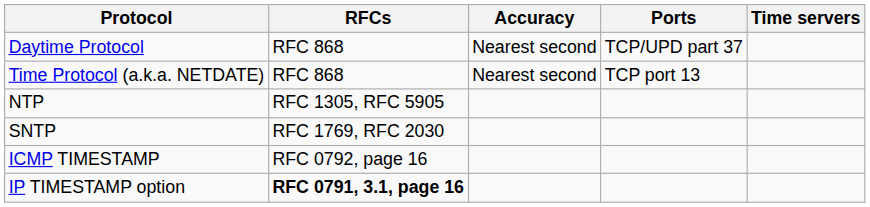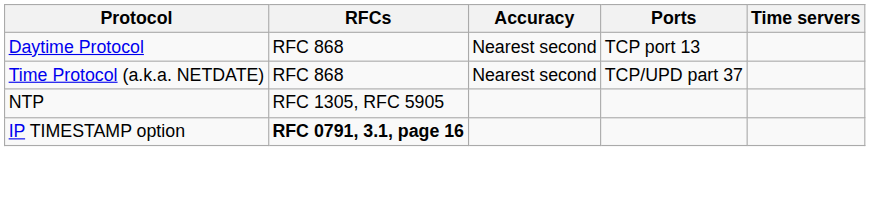(674, 46) TCP/UPD part 37 -> (652, 46) TCP port 13
(652, 74) TCP port 13 -> (674, 74) TCP/UPD part 37
- row: (32, 131)
- row: (84, 159)
